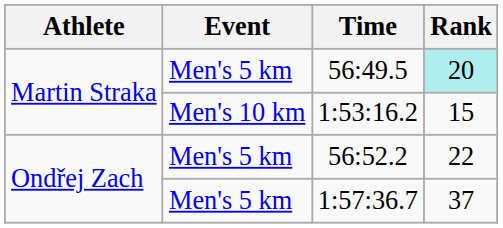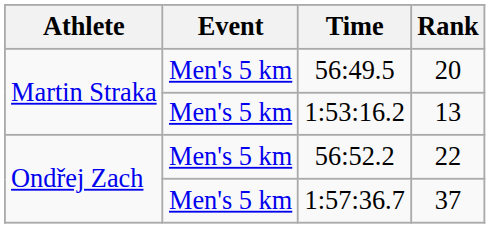(461, 70) paleturquoise background -> (448, 70) no background
(237, 113) Men's 10 km -> (231, 113) Men's 5 km
(461, 113) 15 -> (448, 113) 13
